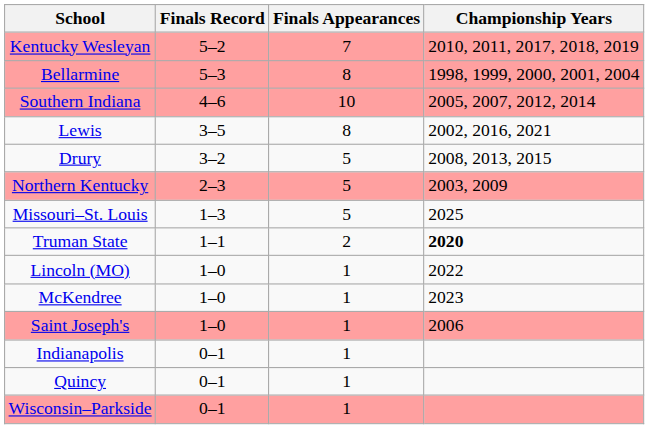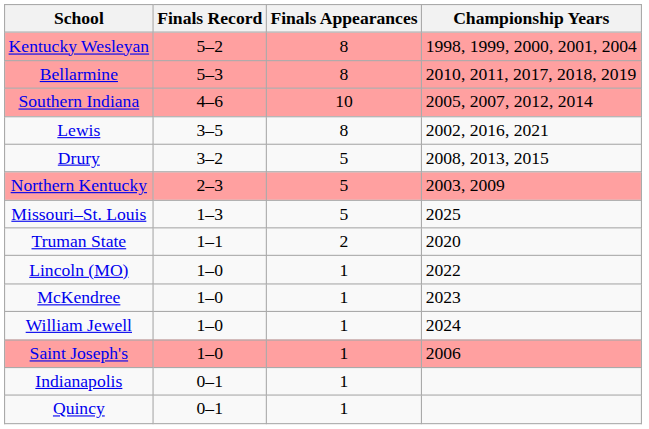(347, 46) 7 -> (344, 46) 8
(534, 46) 2010, 2011, 2017, 2018, 2019 -> (531, 46) 1998, 1999, 2000, 2001, 2004
(534, 74) 1998, 1999, 2000, 2001, 2004 -> (531, 74) 2010, 2011, 2017, 2018, 2019
(446, 241) bold -> (443, 241) normal
+ row: (79, 325)
- row: (80, 409)
